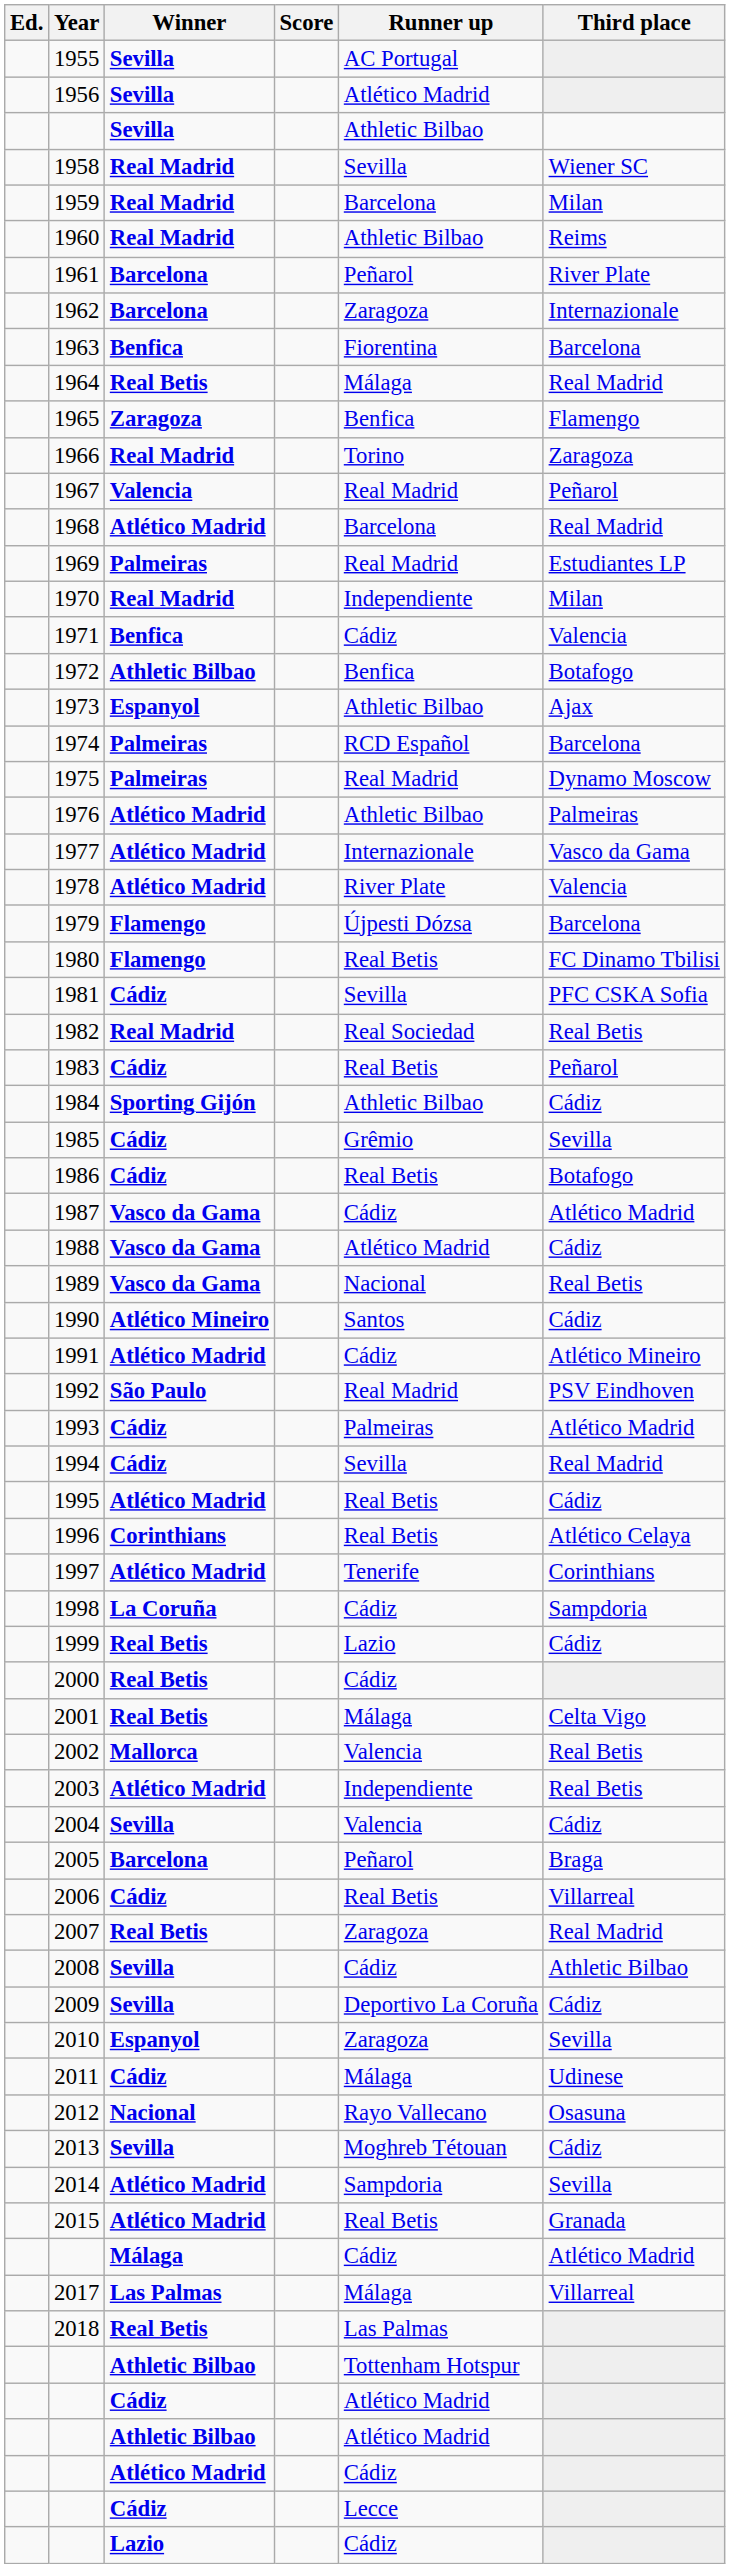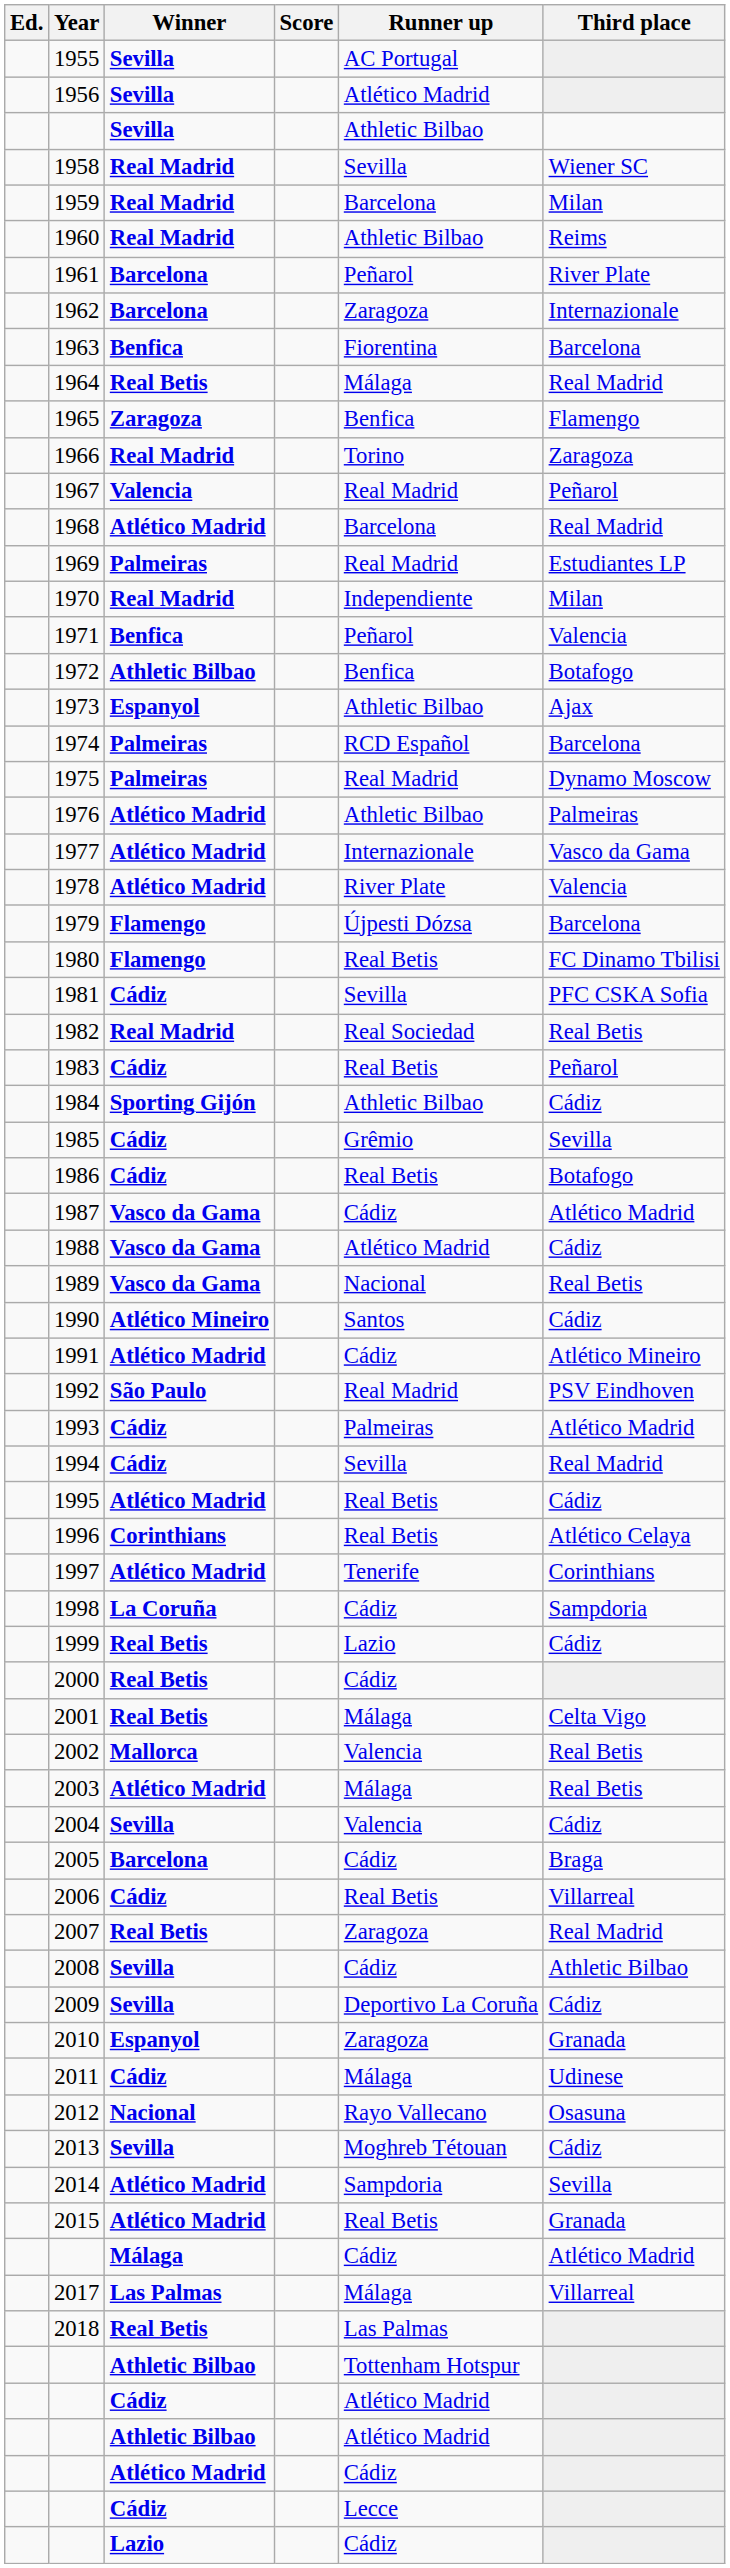(370, 635) Cádiz -> (379, 635) Peñarol
(408, 1788) Independiente -> (378, 1788) Málaga
(379, 1860) Peñarol -> (370, 1860) Cádiz
(580, 2040) Sevilla -> (587, 2040) Granada
